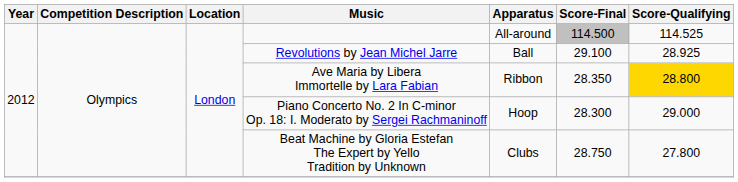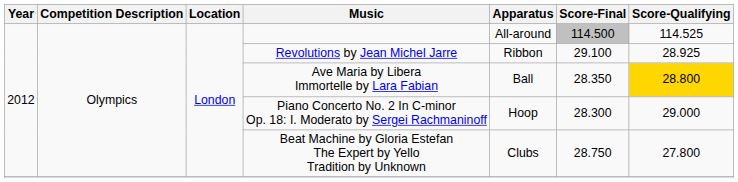(523, 53) Ball -> (523, 53) Ribbon
(523, 79) Ribbon -> (523, 79) Ball
